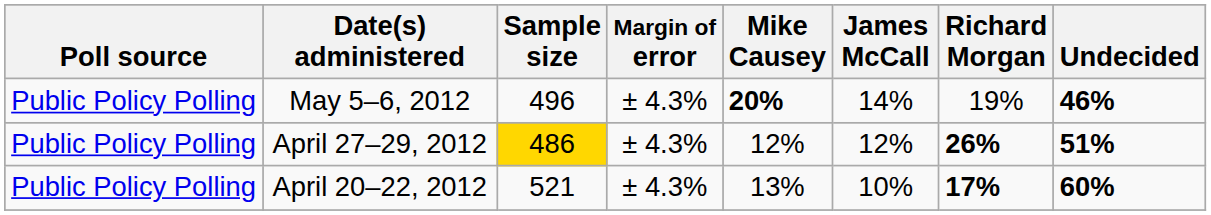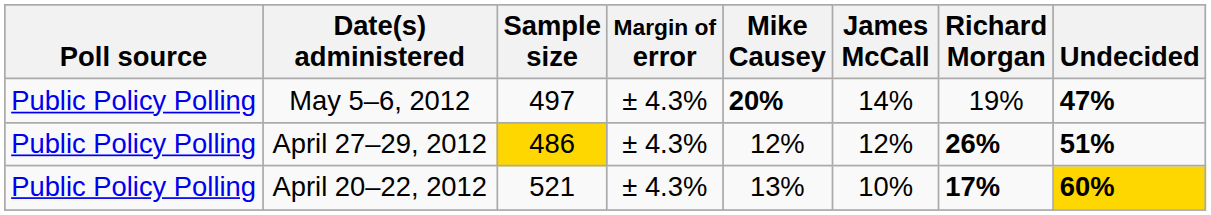(552, 100) 496 -> (552, 100) 497
(1087, 100) 46% -> (1087, 100) 47%
(1087, 187) no background -> (1087, 187) gold background
